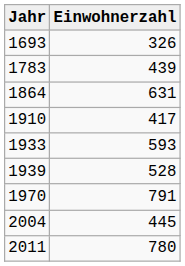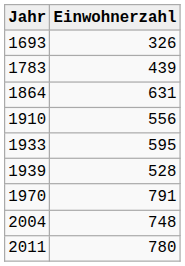(162, 120) 417 -> (162, 120) 556
(162, 146) 593 -> (162, 146) 595
(162, 223) 445 -> (162, 223) 748
